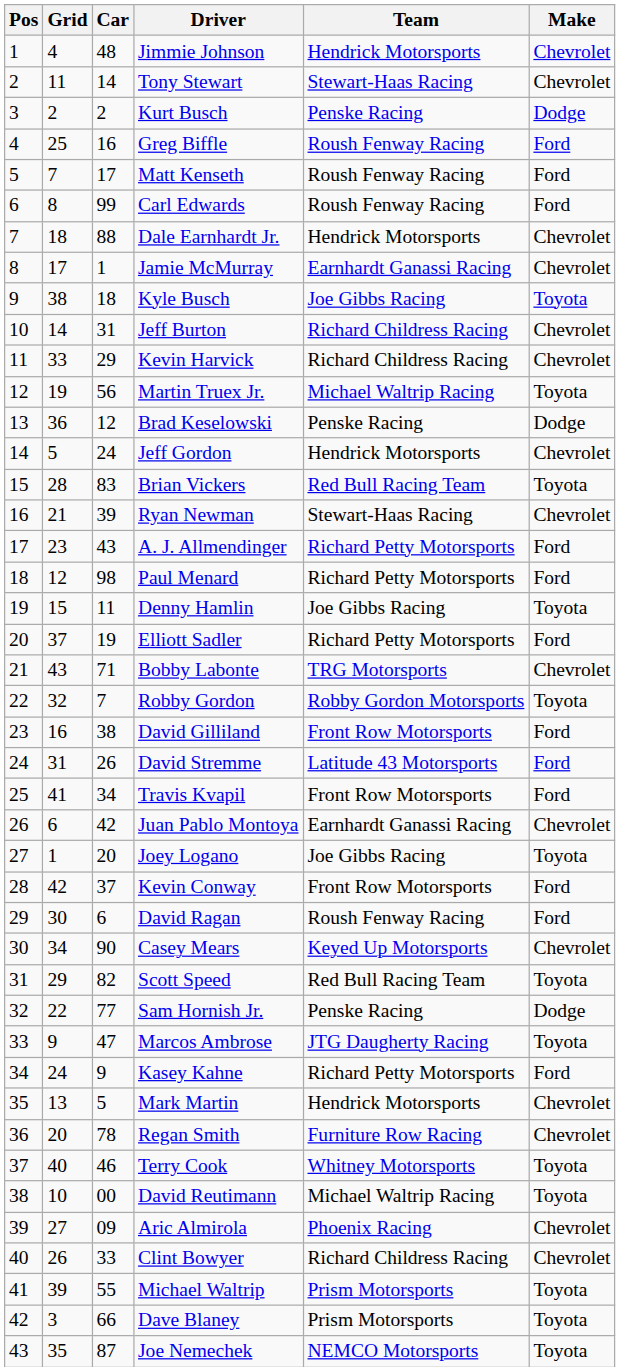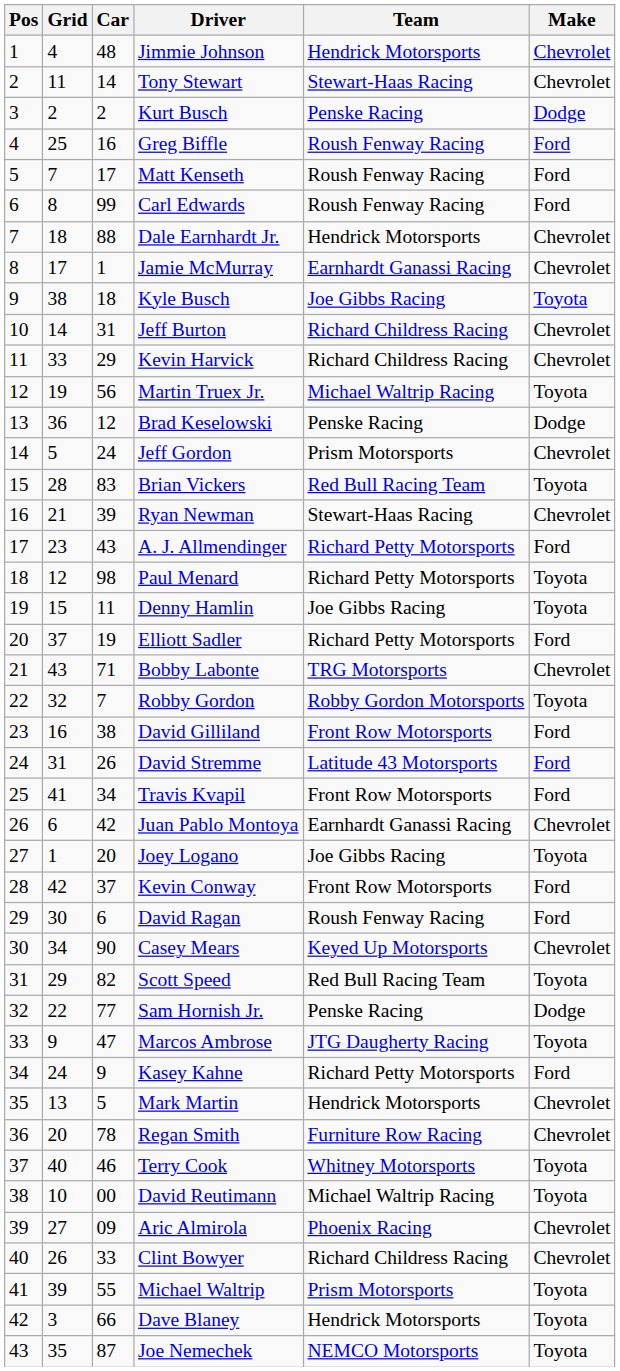(394, 453) Hendrick Motorsports -> (380, 453) Prism Motorsports
(552, 577) Ford -> (560, 577) Toyota
(380, 1320) Prism Motorsports -> (394, 1320) Hendrick Motorsports
